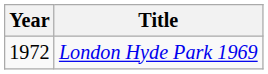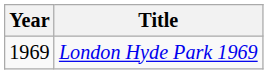(29, 52) 1972 -> (29, 52) 1969
